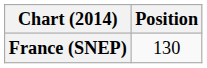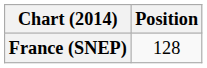(167, 47) 130 -> (167, 47) 128
